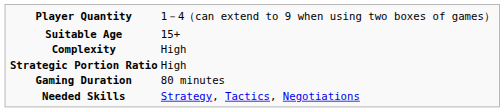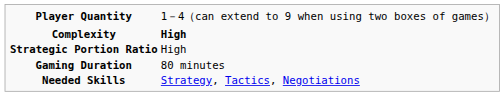- row: (84, 34)
(174, 49) normal -> (174, 34) bold
